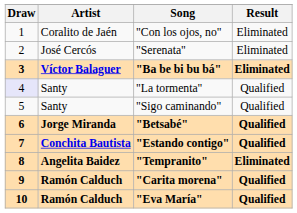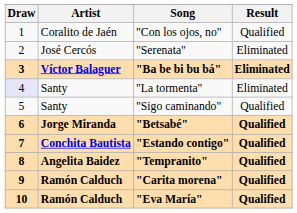(262, 32) Eliminated -> (262, 32) Qualified
(262, 87) Qualified -> (262, 87) Eliminated
(262, 161) Eliminated -> (262, 161) Qualified
